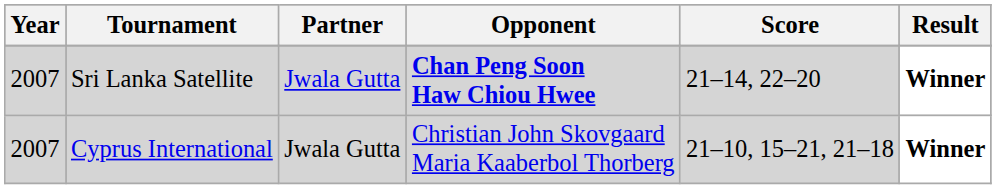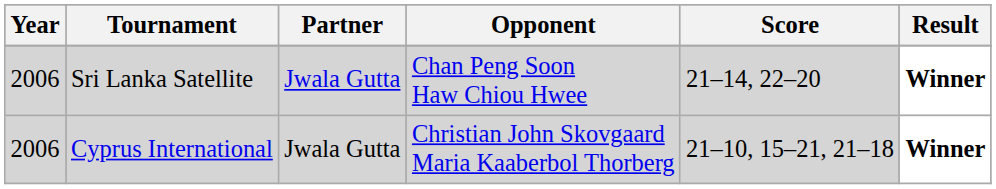(35, 79) 2007 -> (35, 79) 2006
(504, 79) bold -> (500, 79) normal
(35, 149) 2007 -> (35, 149) 2006
